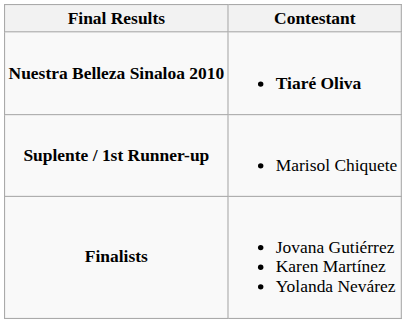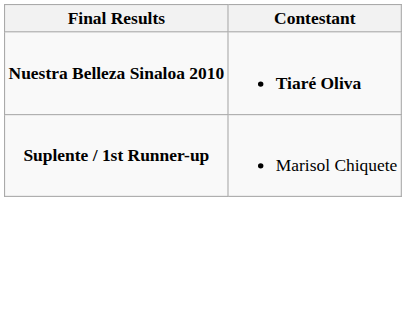- row: (116, 257)
